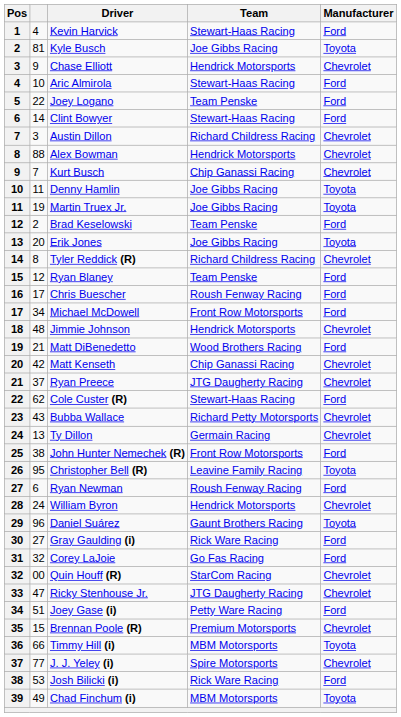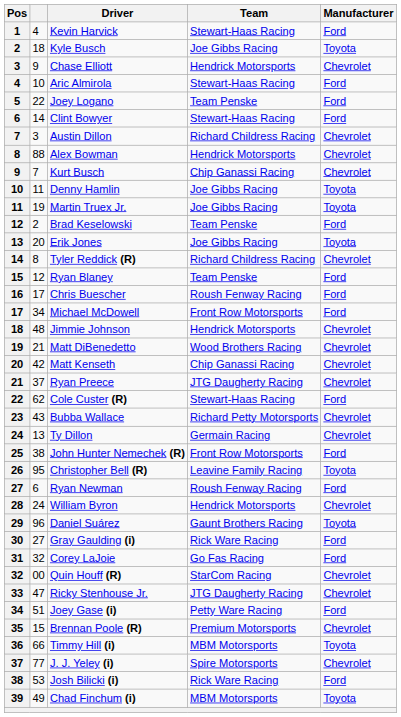(39, 48) 81 -> (39, 48) 18
(335, 347) Ford -> (347, 347) Chevrolet
